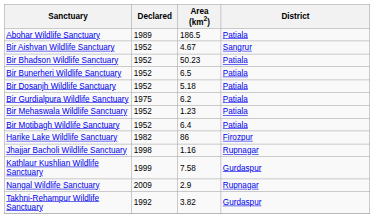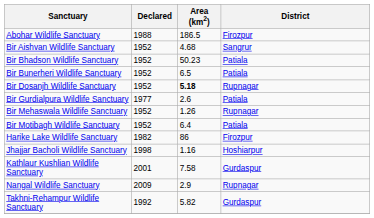(143, 34) 1989 -> (143, 34) 1988
(235, 34) Patiala -> (238, 34) Firozpur
(188, 47) 4.67 -> (188, 47) 4.68
(188, 86) normal -> (188, 86) bold
(235, 86) Patiala -> (241, 86) Rupnagar
(143, 99) 1975 -> (143, 99) 1977
(186, 99) 6.2 -> (185, 99) 2.6
(188, 111) 1.23 -> (188, 111) 1.26
(235, 111) Patiala -> (241, 111) Rupnagar
(241, 150) Rupnagar -> (243, 150) Hoshiarpur
(143, 167) 1999 -> (143, 167) 2001
(188, 202) 3.82 -> (188, 202) 5.82
